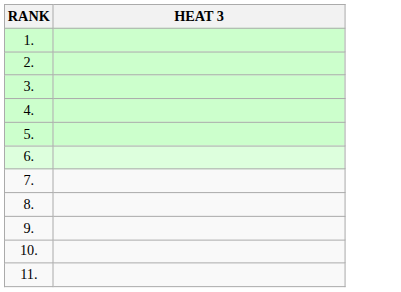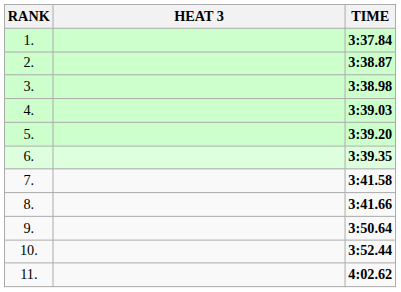+ column: (370, 16)
